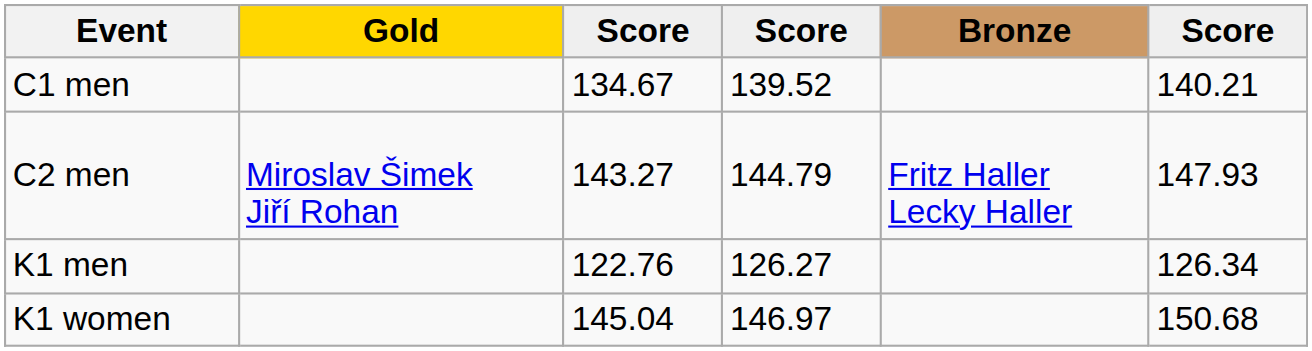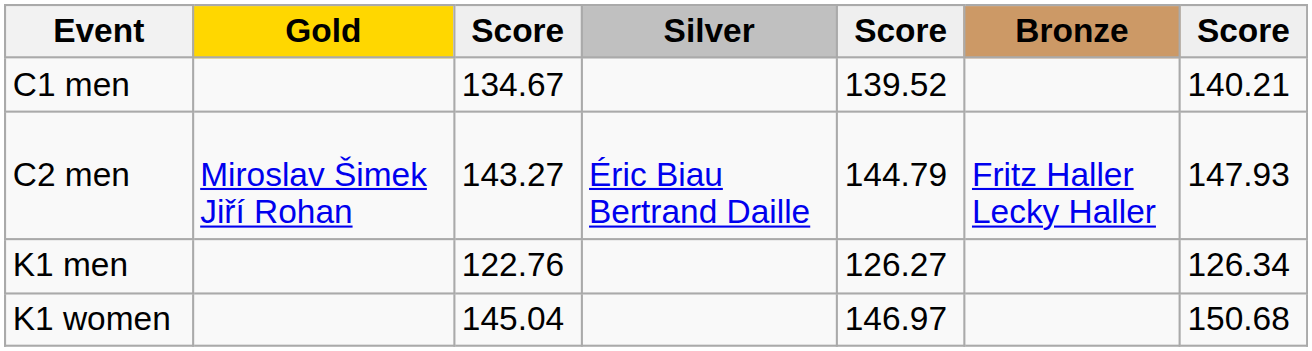+ column: (709, 31)
